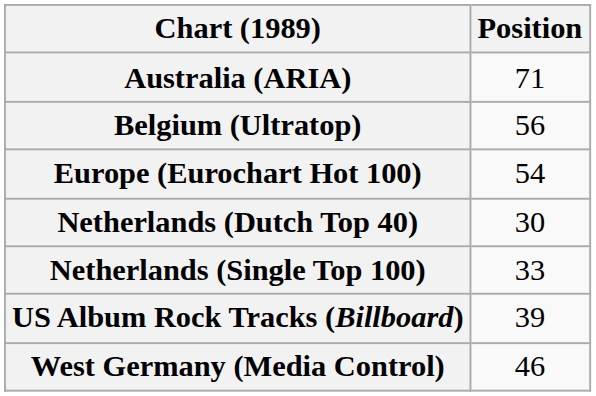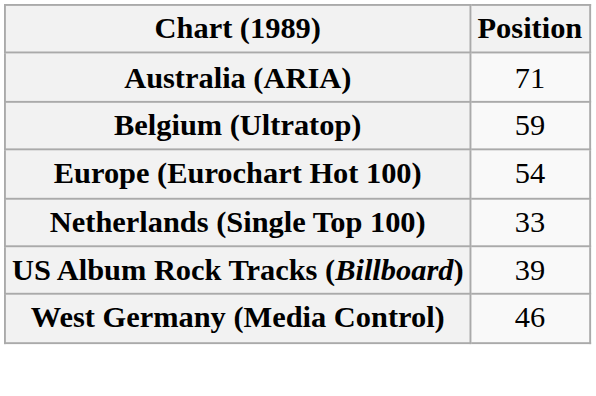(530, 125) 56 -> (530, 125) 59
- row: (238, 221)
